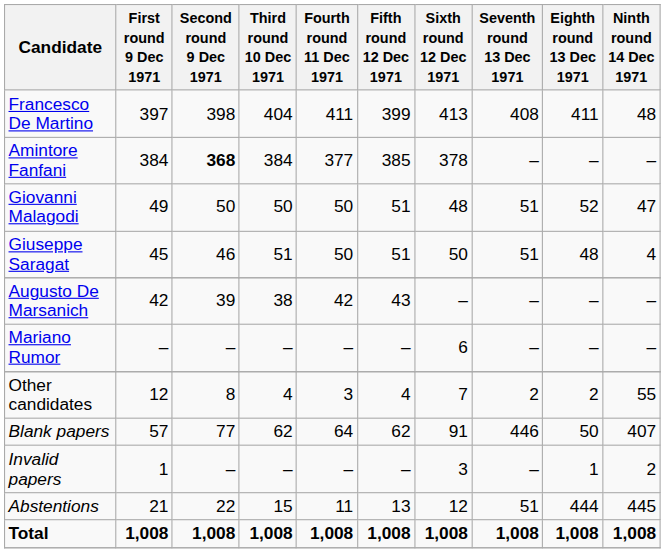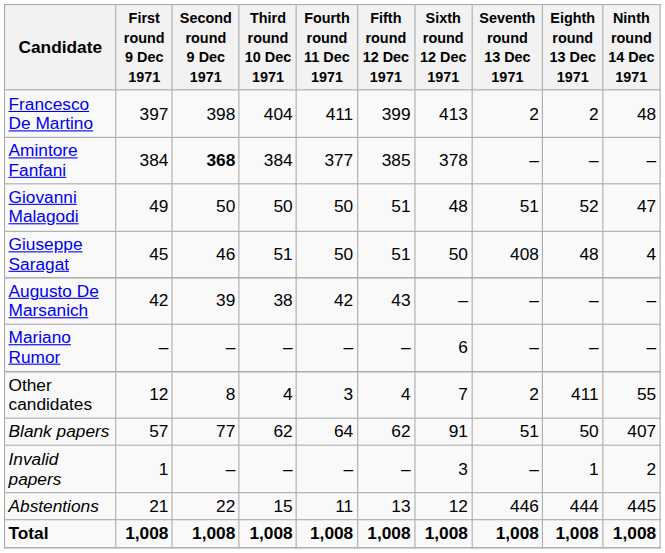(524, 113) 408 -> (534, 113) 2
(585, 113) 411 -> (594, 113) 2
(529, 254) 51 -> (524, 254) 408
(594, 394) 2 -> (585, 394) 411
(524, 431) 446 -> (529, 431) 51
(529, 506) 51 -> (524, 506) 446
